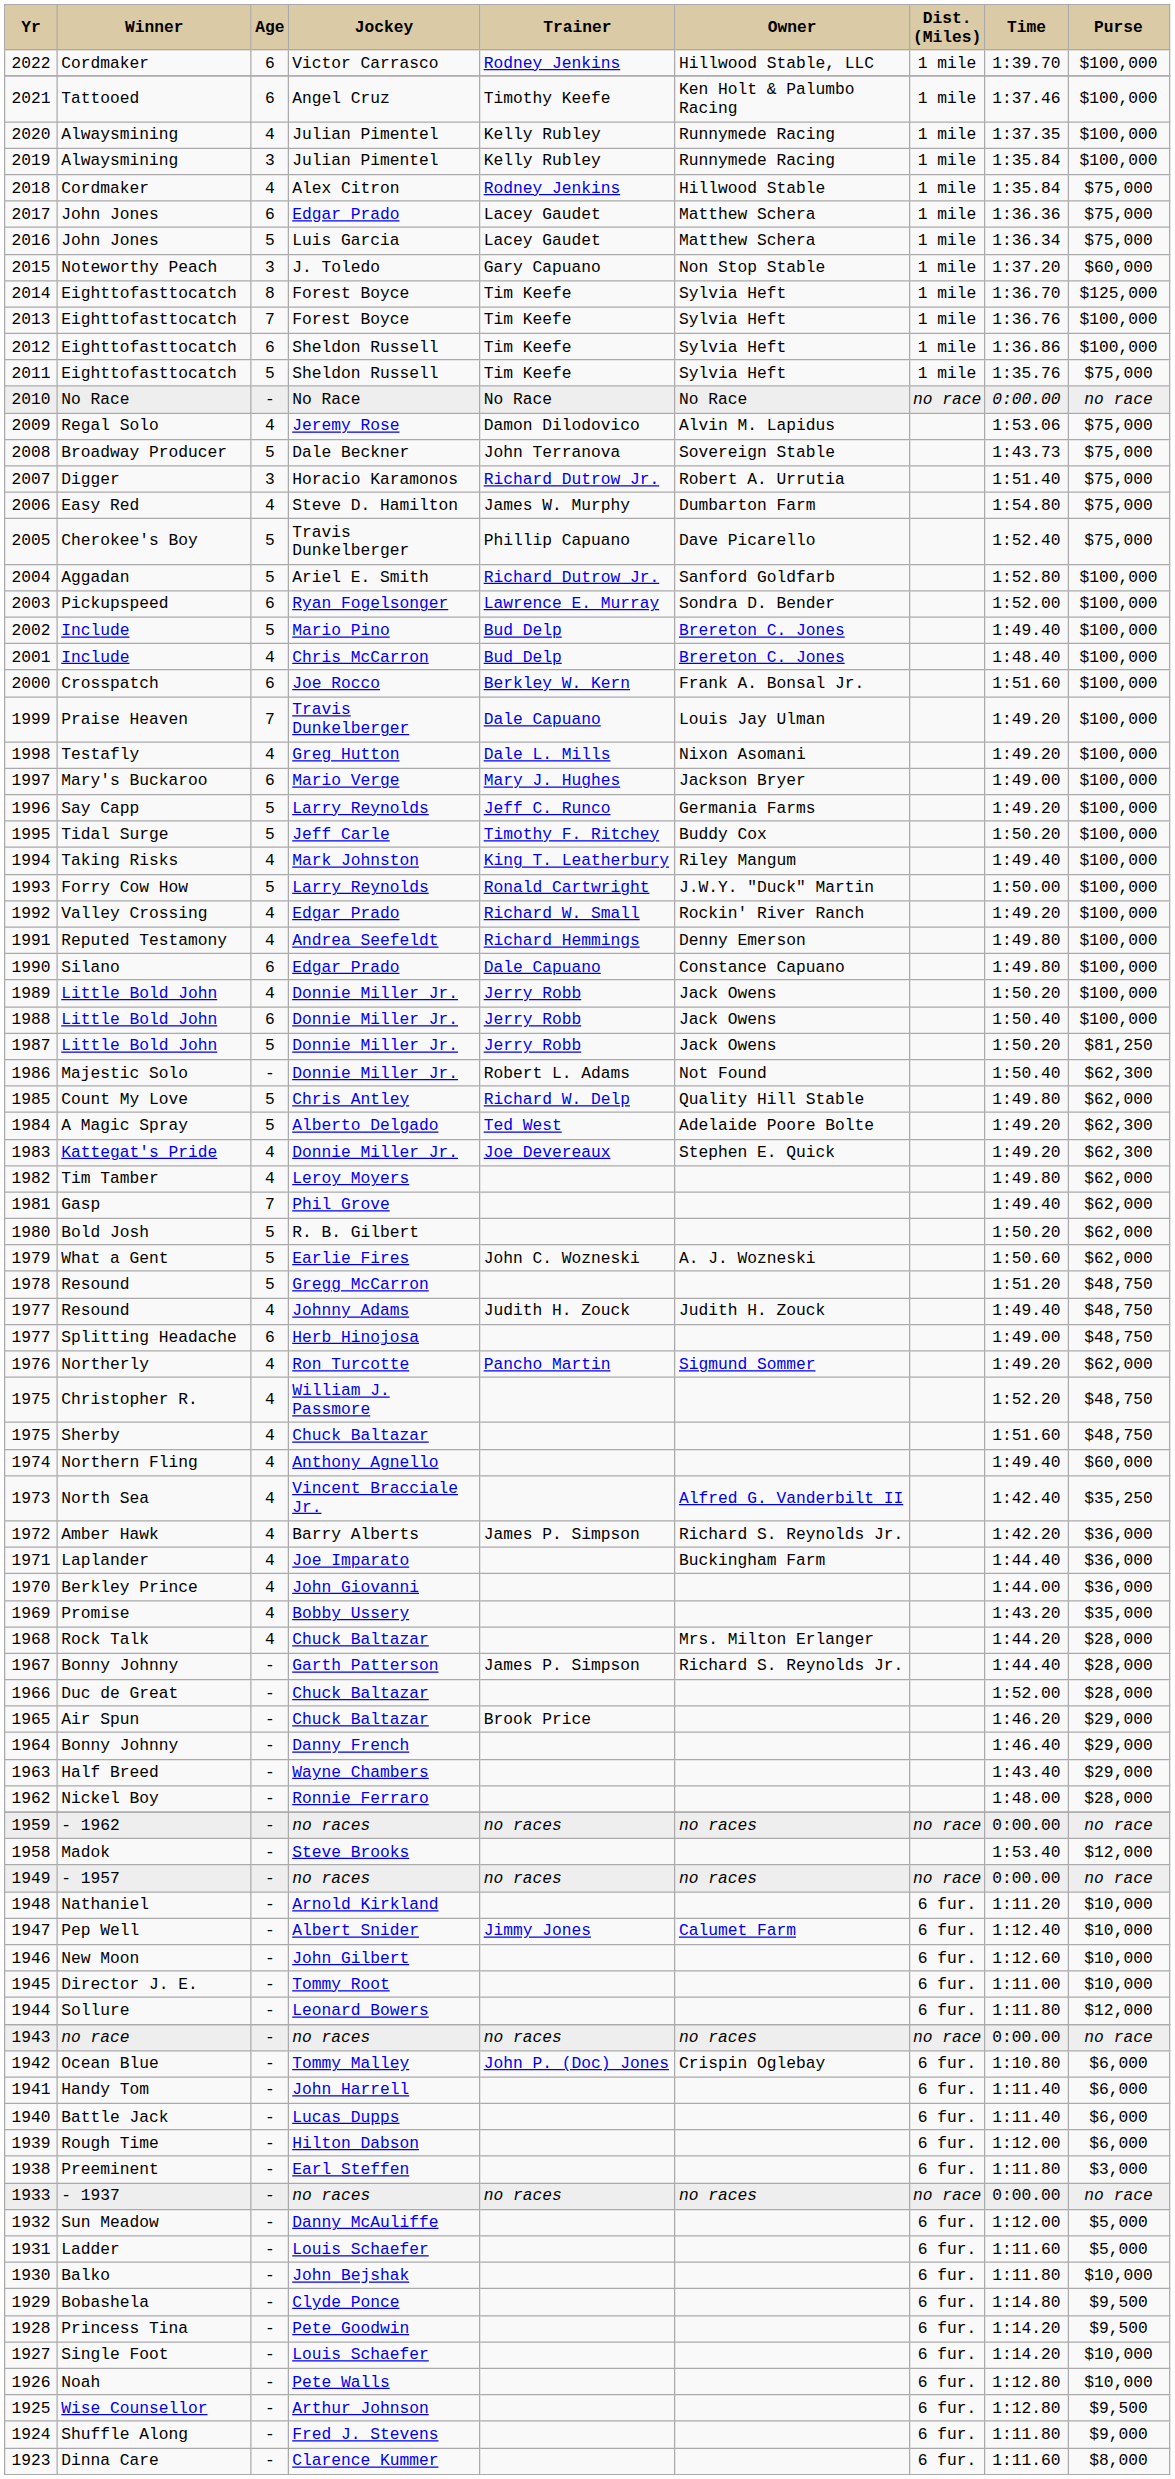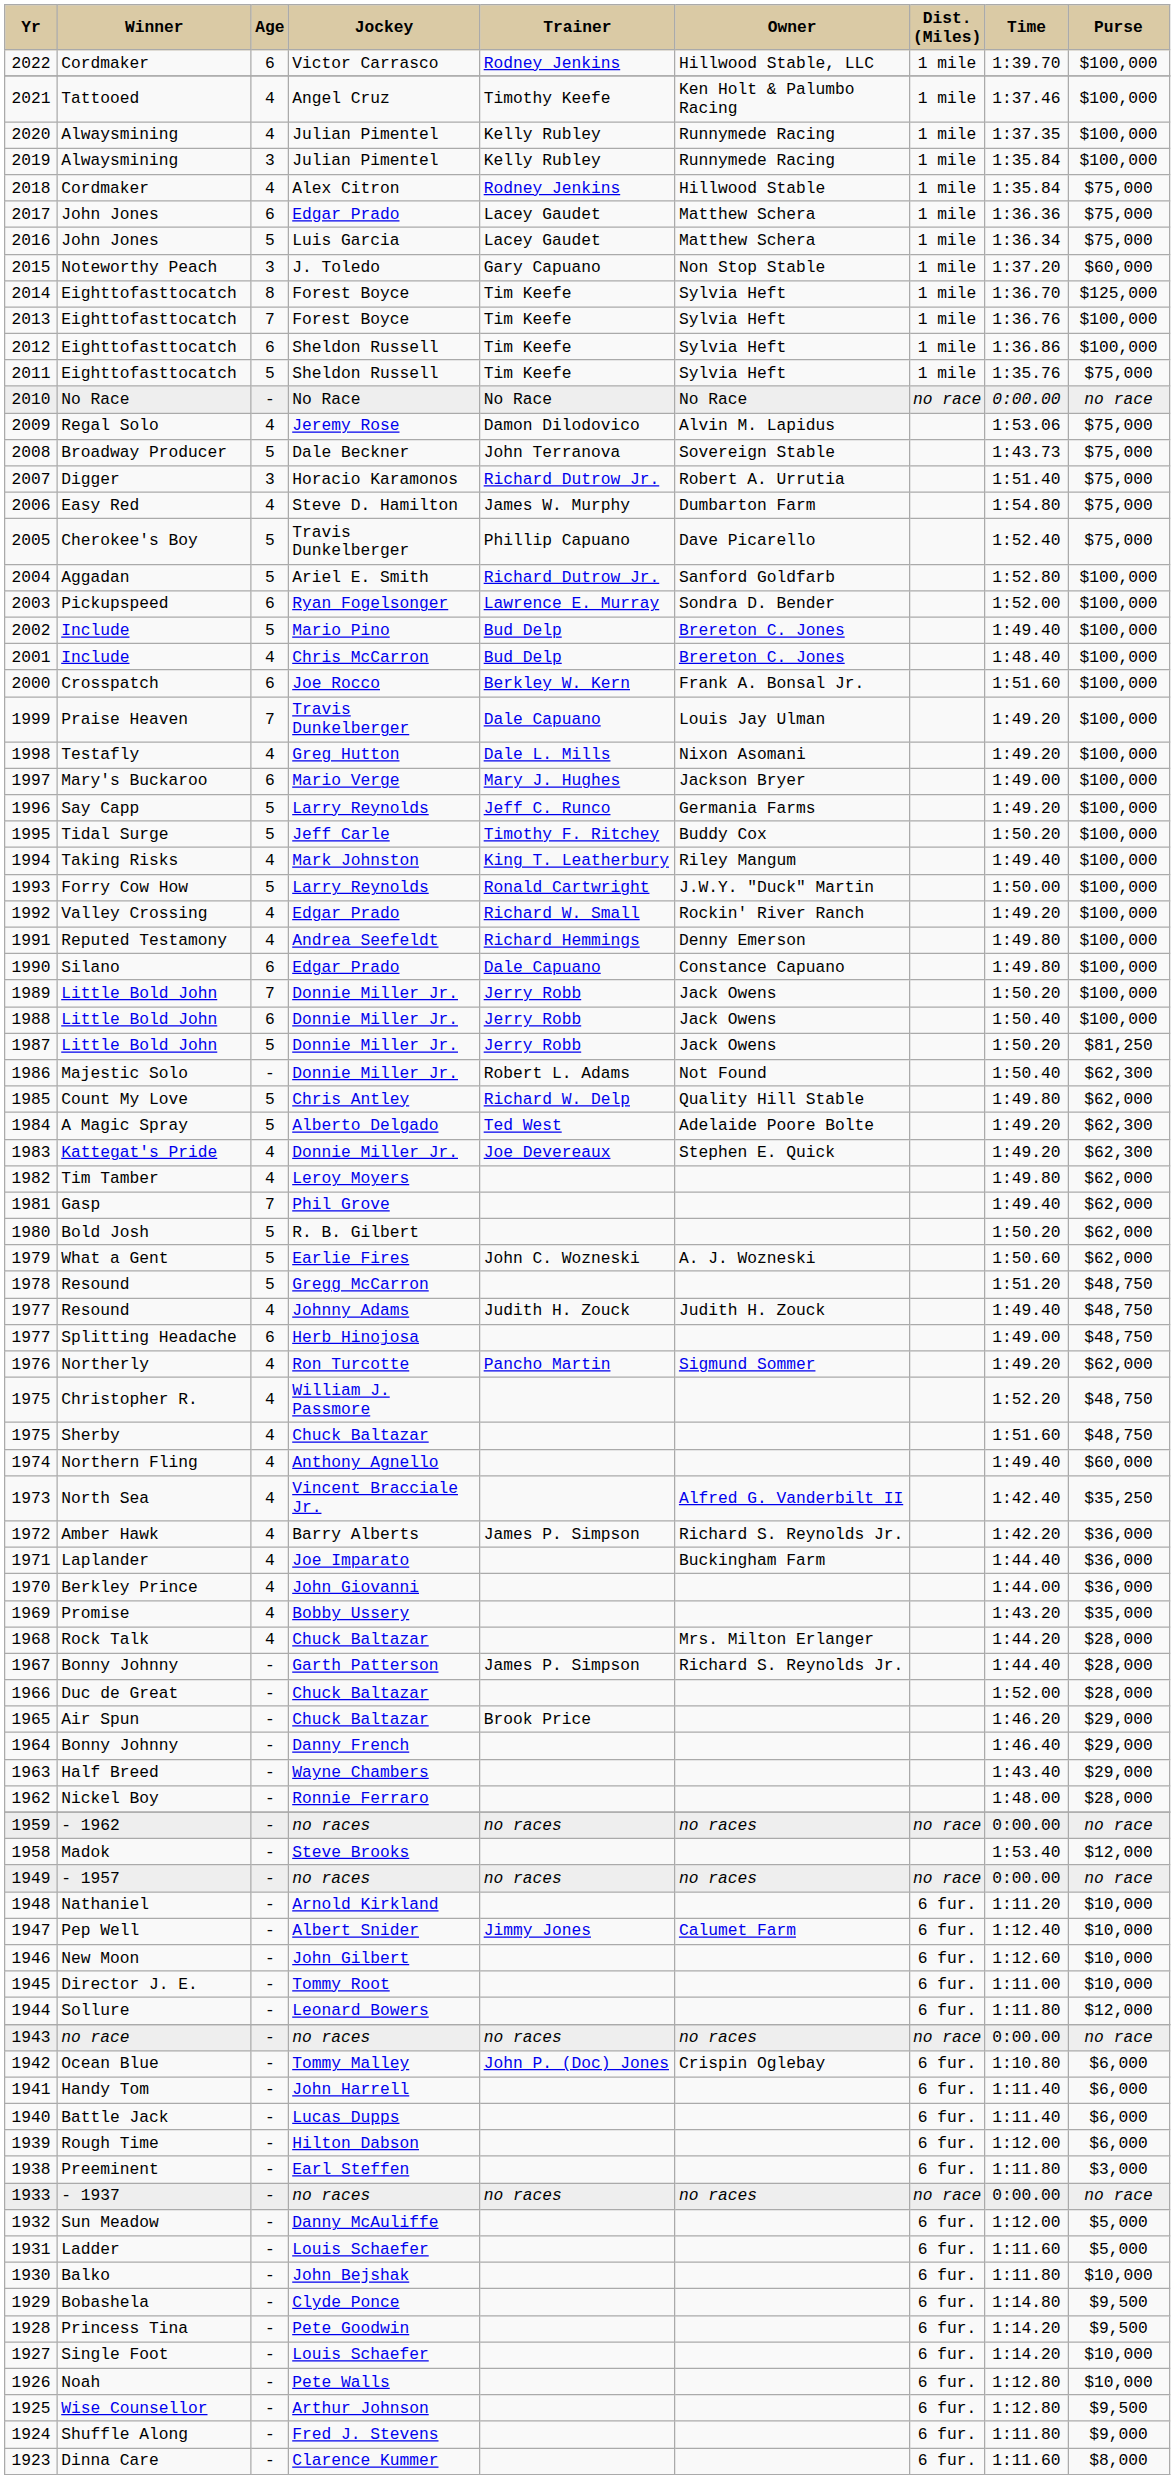(270, 99) 6 -> (270, 99) 4
(270, 993) 4 -> (270, 993) 7
